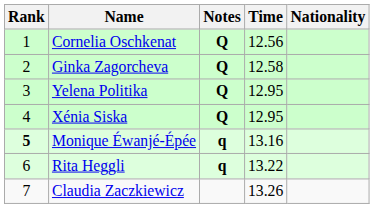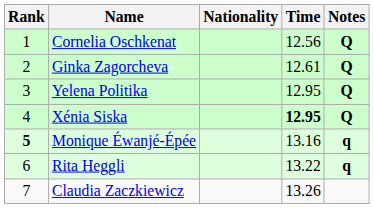columns swapped: (328, 16) <-> (222, 16)
(266, 66) 12.58 -> (303, 66) 12.61
(266, 116) normal -> (303, 116) bold
